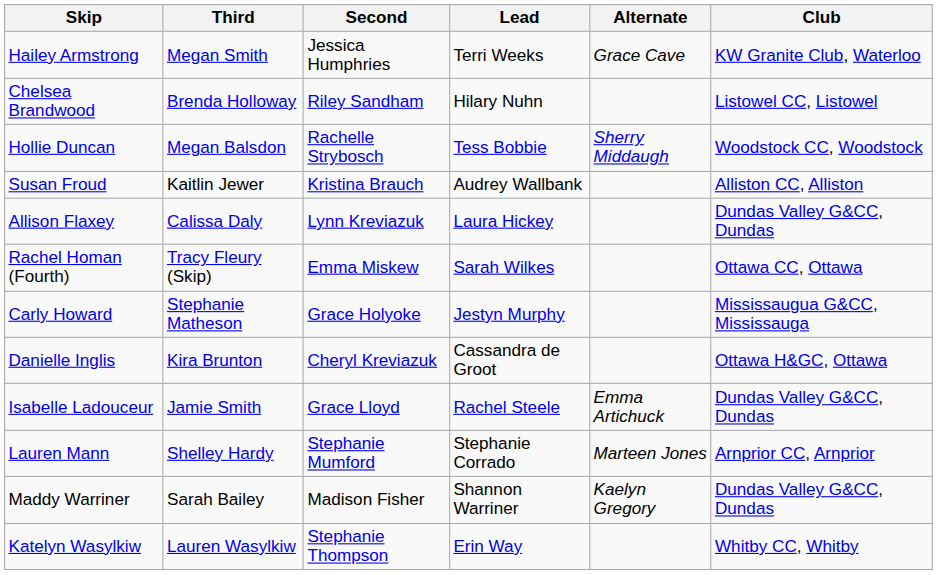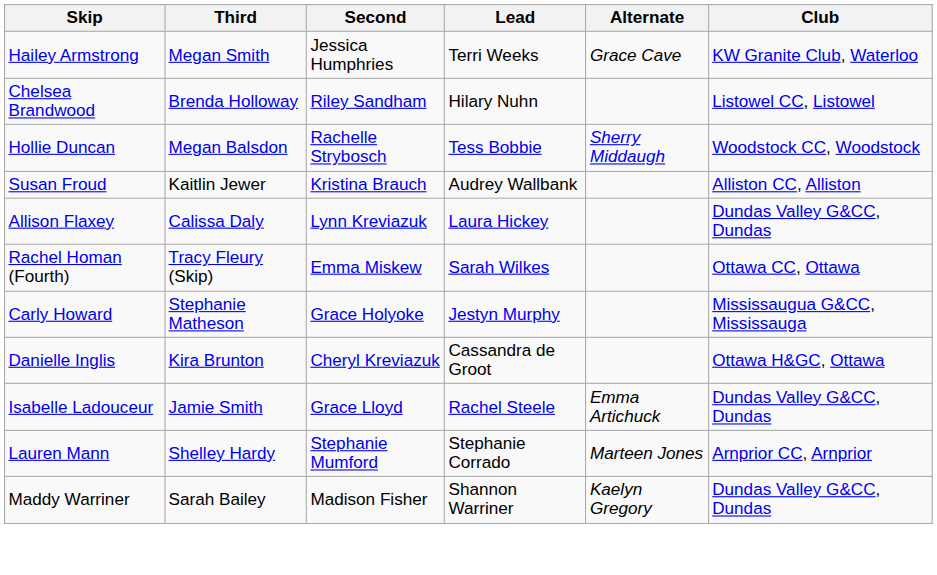- row: (75, 546)
